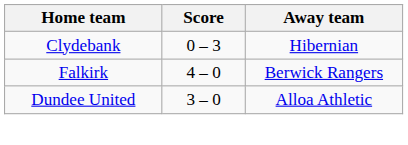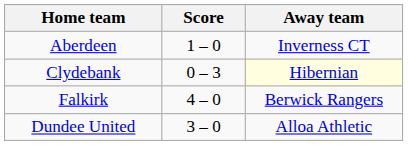+ row: (83, 45)
(324, 45) no background -> (324, 72) lightyellow background
